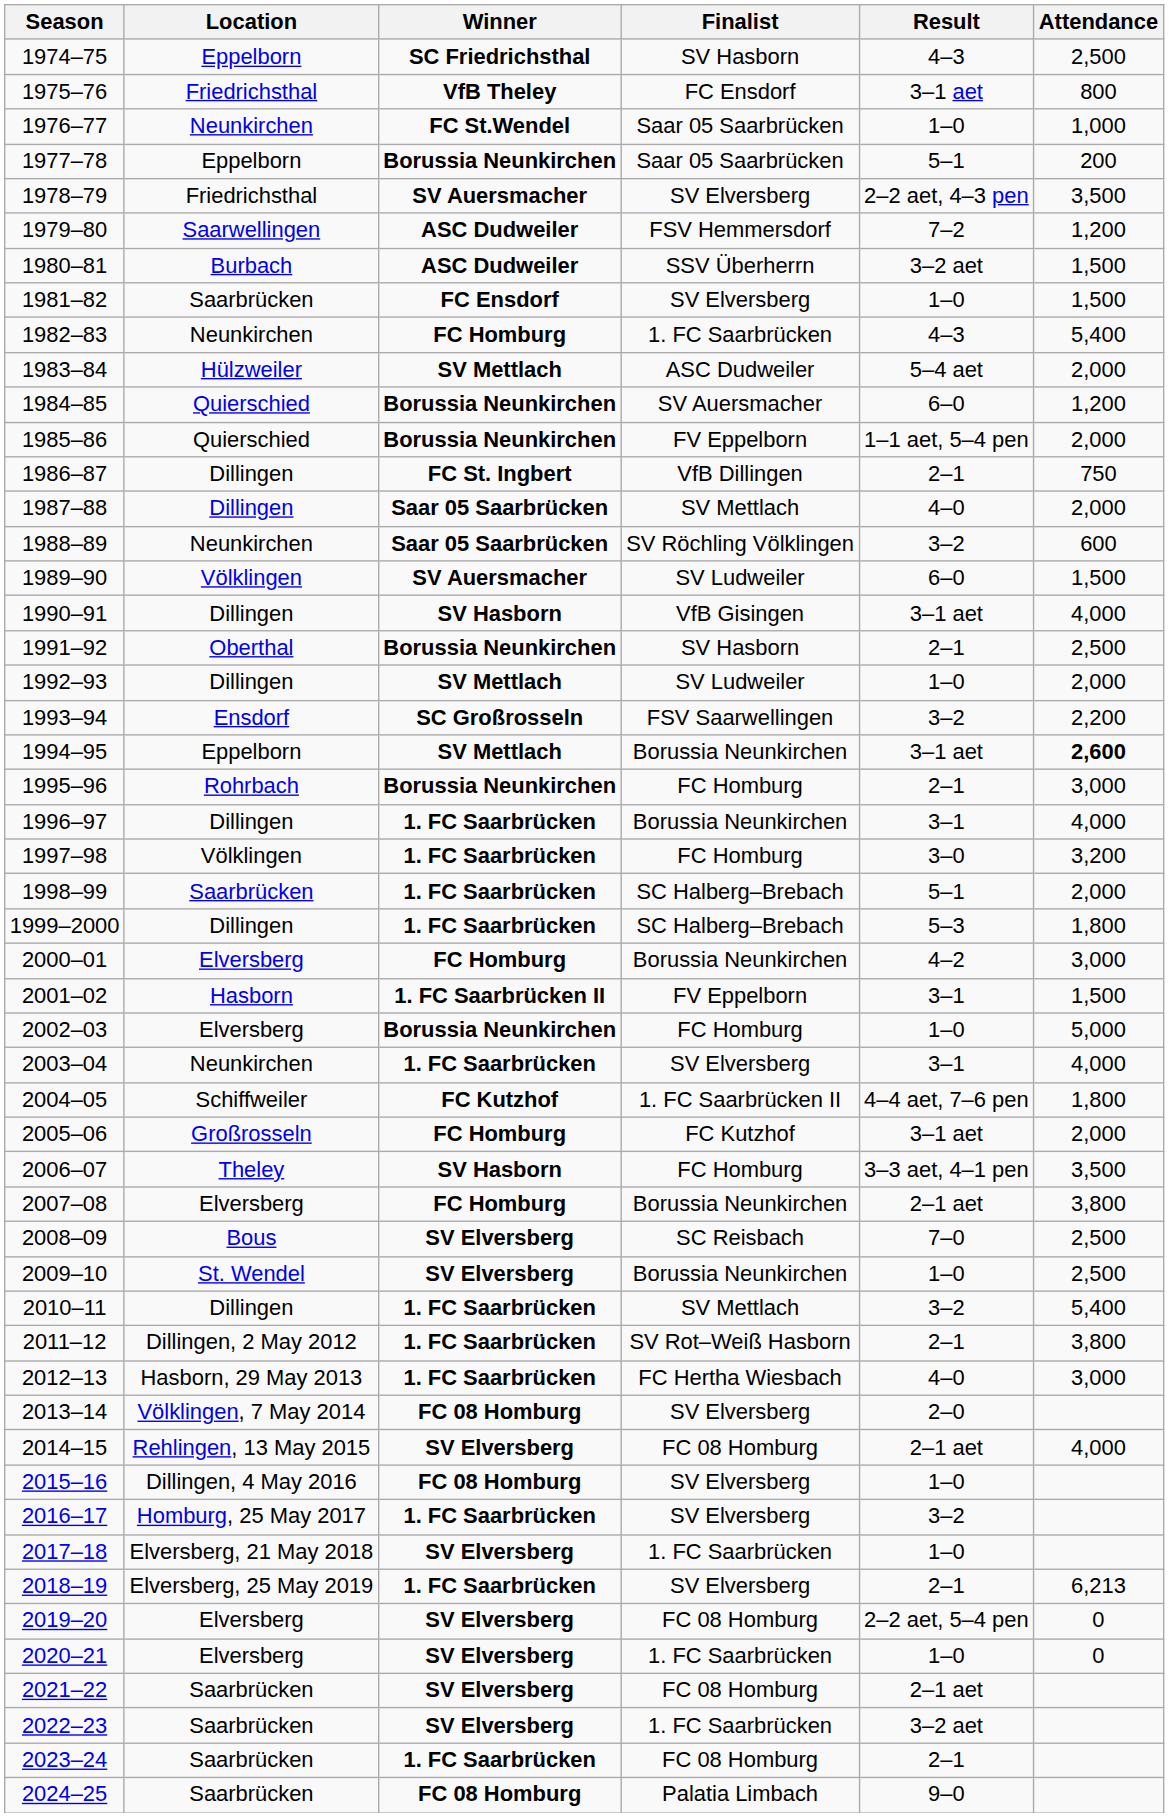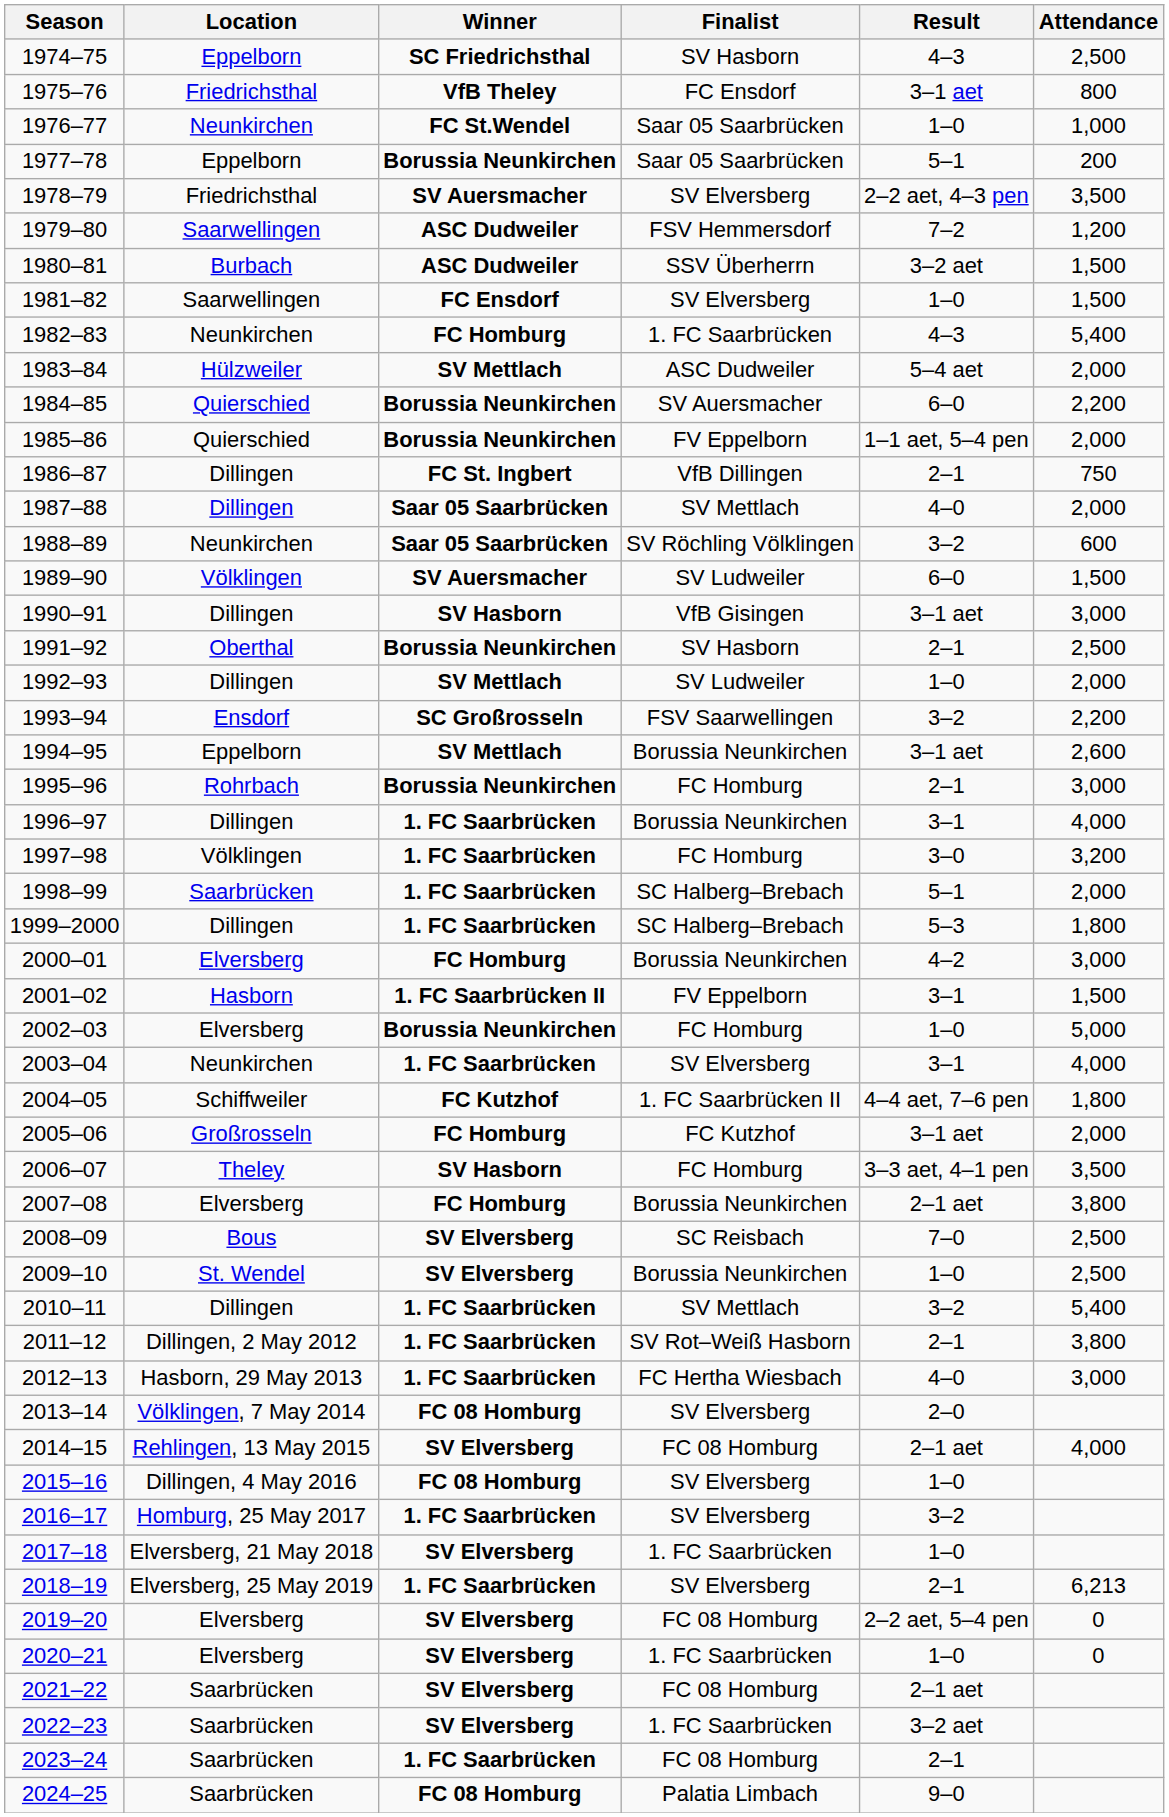(251, 299) Saarbrücken -> (251, 299) Saarwellingen
(1098, 404) 1,200 -> (1098, 404) 2,200
(1098, 612) 4,000 -> (1098, 612) 3,000
(1098, 751) bold -> (1098, 751) normal
